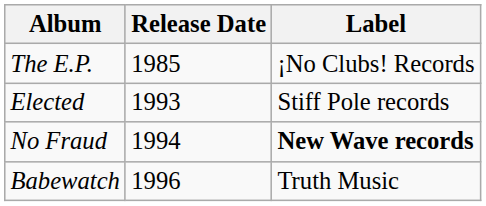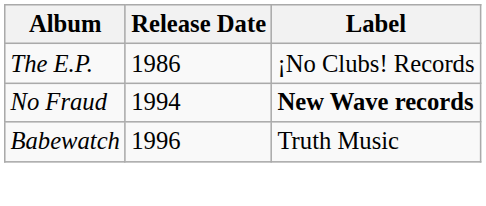(156, 63) 1985 -> (156, 63) 1986
- row: (47, 102)
